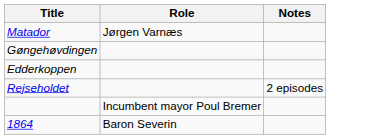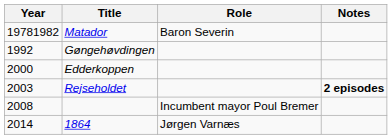+ column: (33, 13)
(143, 32) Jørgen Varnæs -> (197, 32) Baron Severin
(295, 87) normal -> (354, 87) bold
(140, 124) Baron Severin -> (200, 124) Jørgen Varnæs
